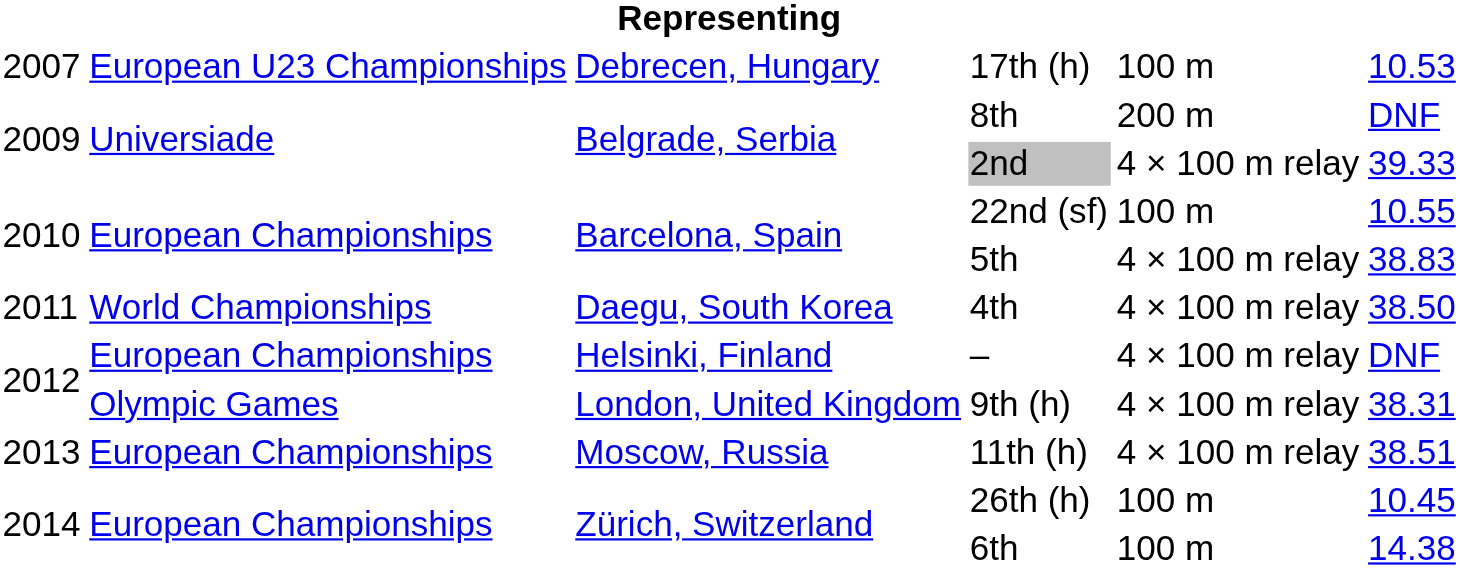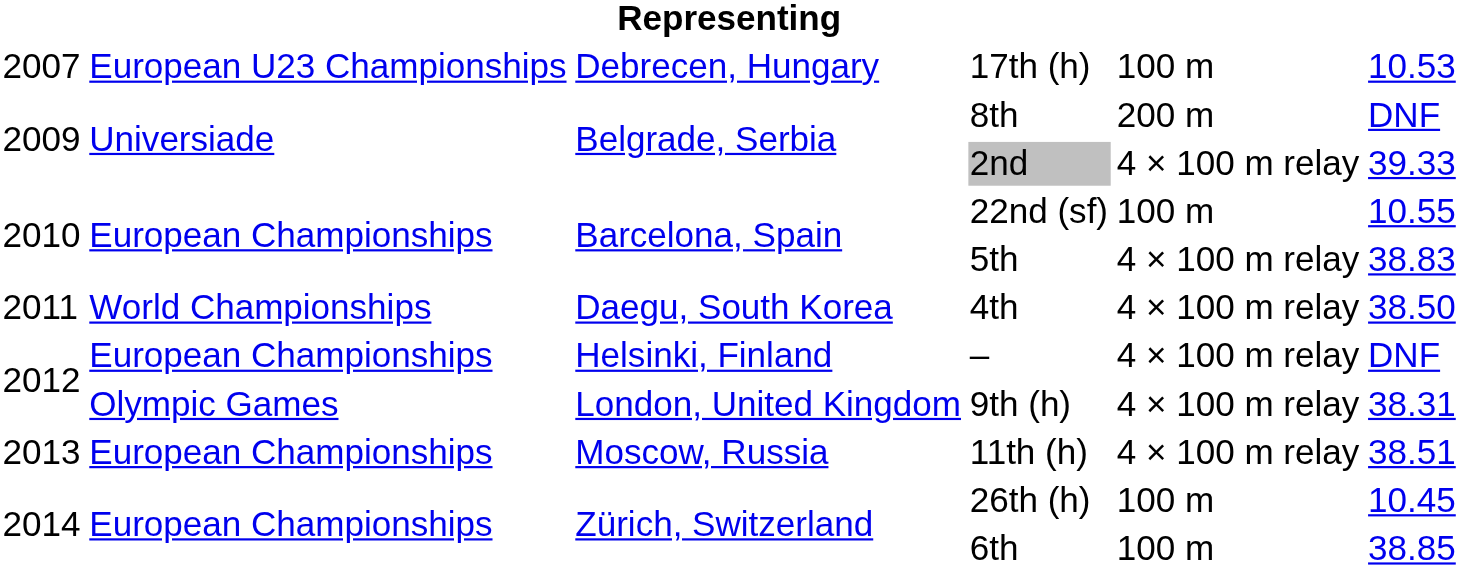(1412, 548) 14.38 -> (1412, 548) 38.85
